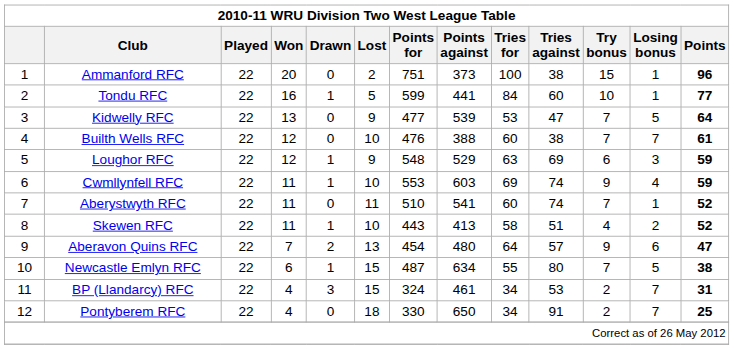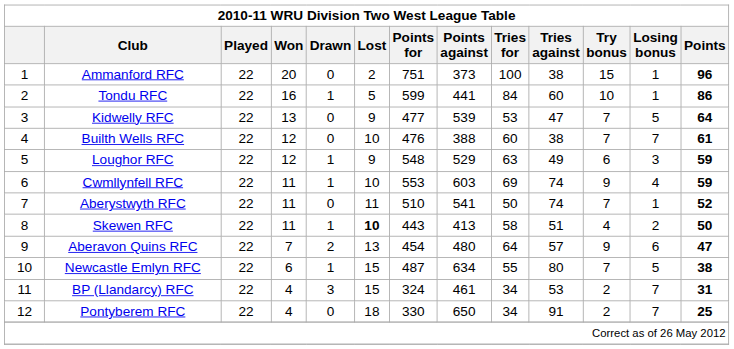(705, 95) 77 -> (705, 95) 86
(556, 160) 69 -> (556, 160) 49
(510, 203) 60 -> (510, 203) 50
(372, 225) normal -> (372, 225) bold
(705, 225) 52 -> (705, 225) 50
